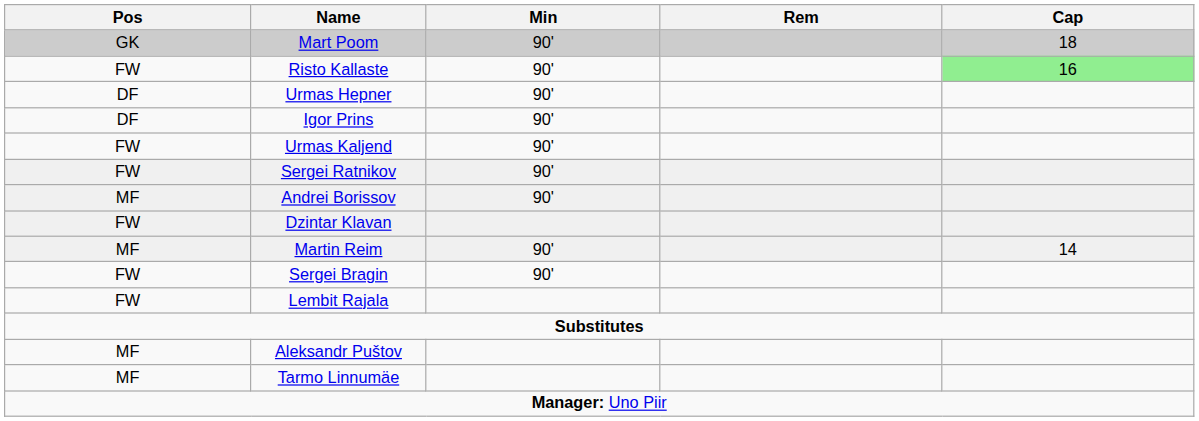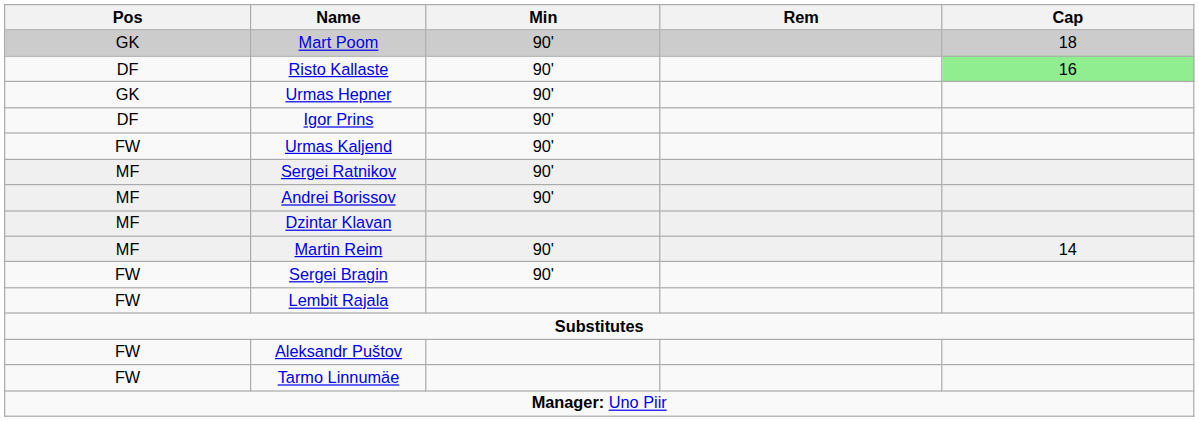(128, 69) FW -> (128, 69) DF
(128, 94) DF -> (128, 94) GK
(128, 171) FW -> (128, 171) MF
(128, 223) FW -> (128, 223) MF
(128, 351) MF -> (128, 351) FW
(128, 377) MF -> (128, 377) FW
